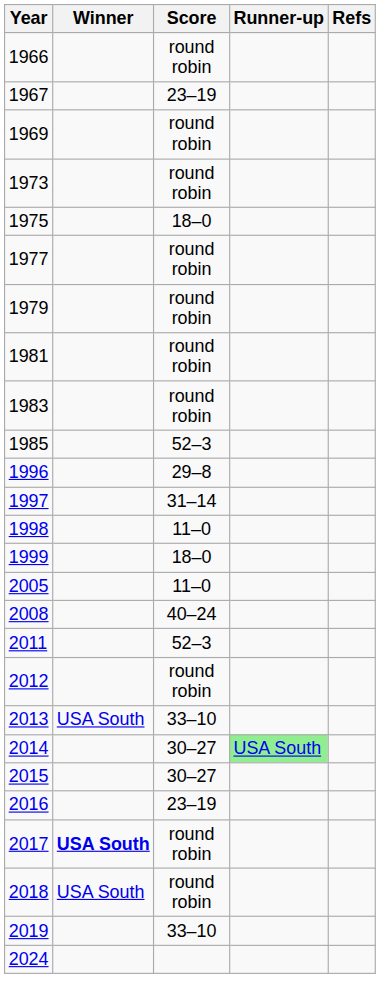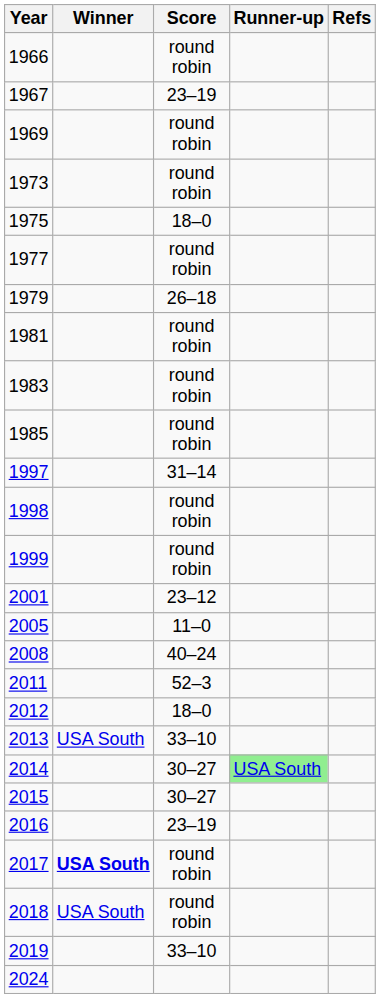(192, 308) round robin -> (192, 298) 26–18
(192, 444) 52–3 -> (192, 433) round robin
- row: (29, 472)
(192, 529) 11–0 -> (192, 510) round robin
(192, 557) 18–0 -> (192, 559) round robin
+ row: (29, 598)
(192, 681) round robin -> (192, 711) 18–0
